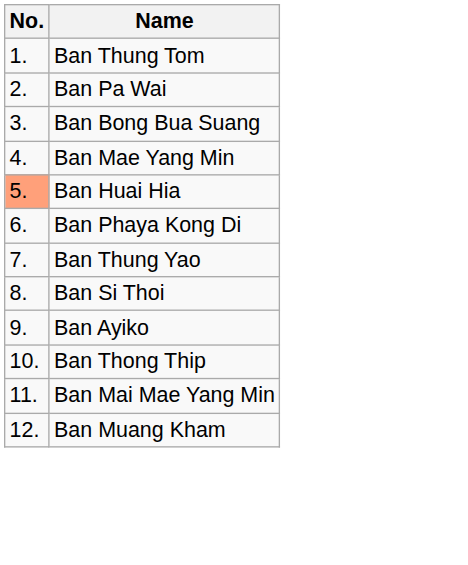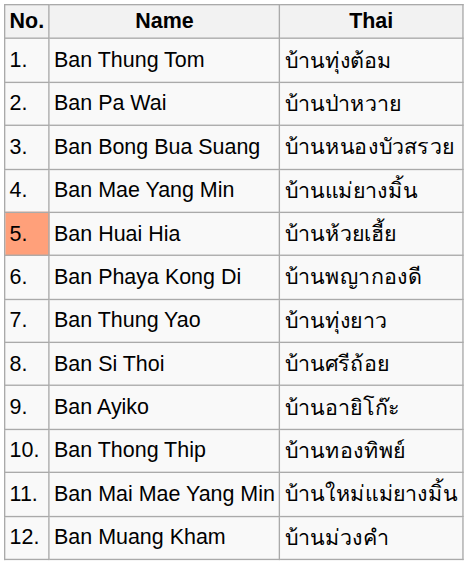+ column: (371, 21)
